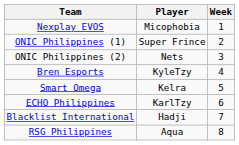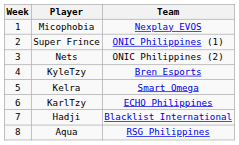columns swapped: (221, 12) <-> (70, 12)
